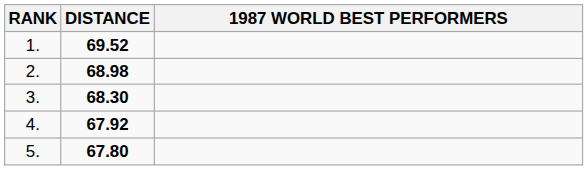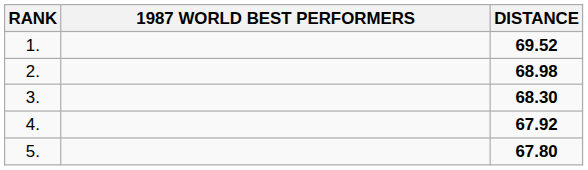columns swapped: (368, 18) <-> (107, 18)
